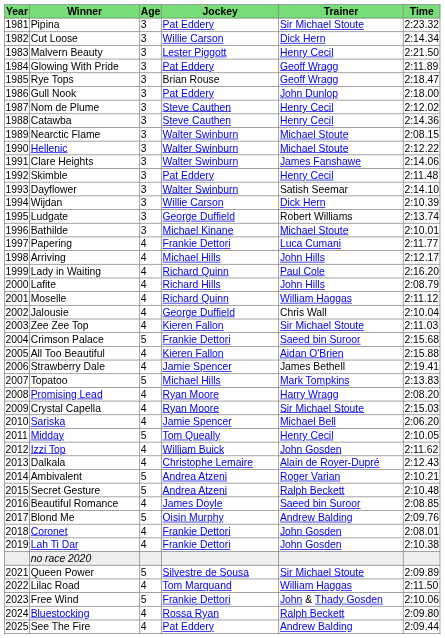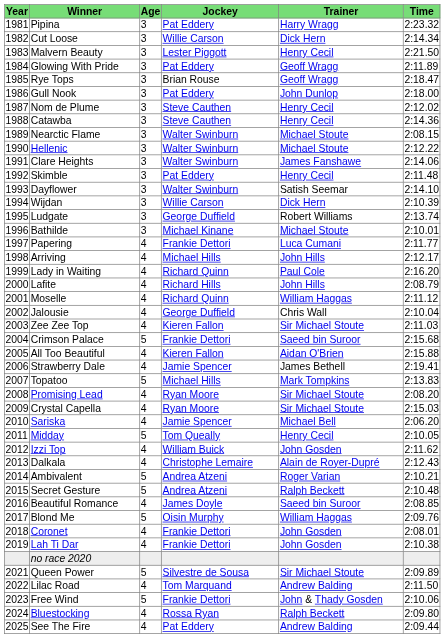(322, 25) Sir Michael Stoute -> (309, 25) Harry Wragg
(309, 394) Harry Wragg -> (322, 394) Sir Michael Stoute
(316, 517) Andrew Balding -> (316, 517) William Haggas
(316, 586) William Haggas -> (316, 586) Andrew Balding
